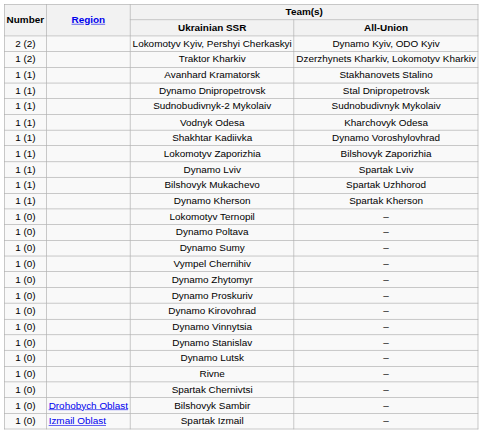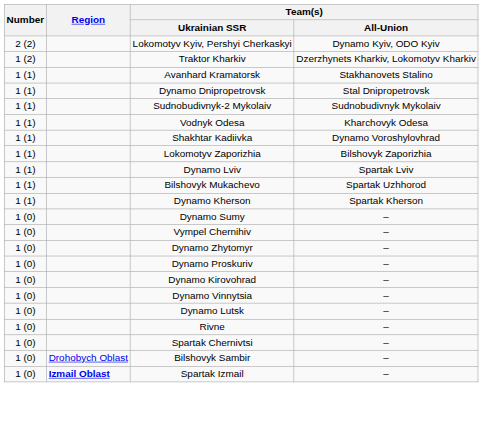- row: (212, 216)
- row: (212, 232)
- row: (212, 342)
(77, 421) normal -> (79, 374) bold
